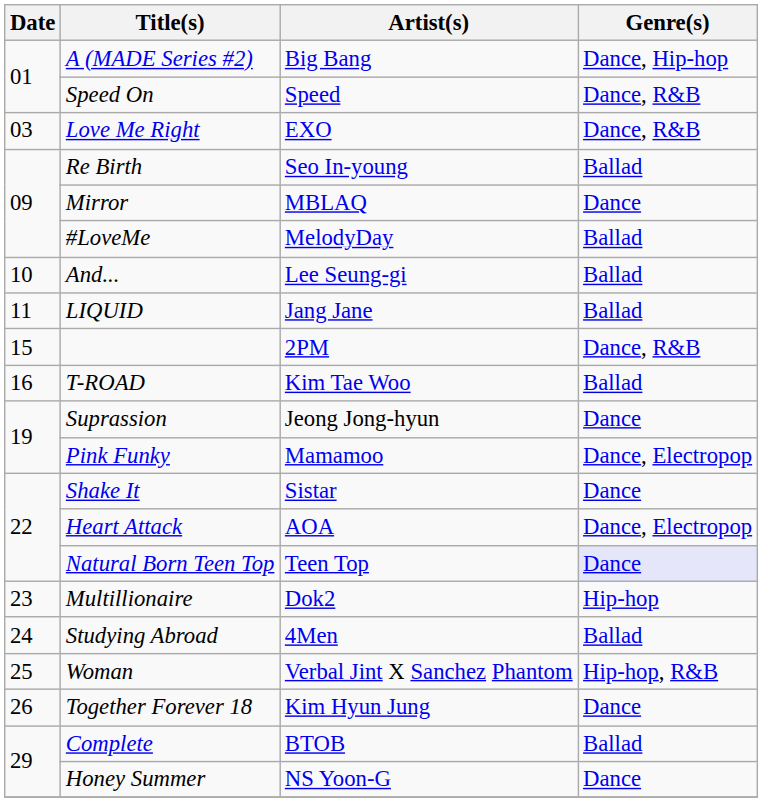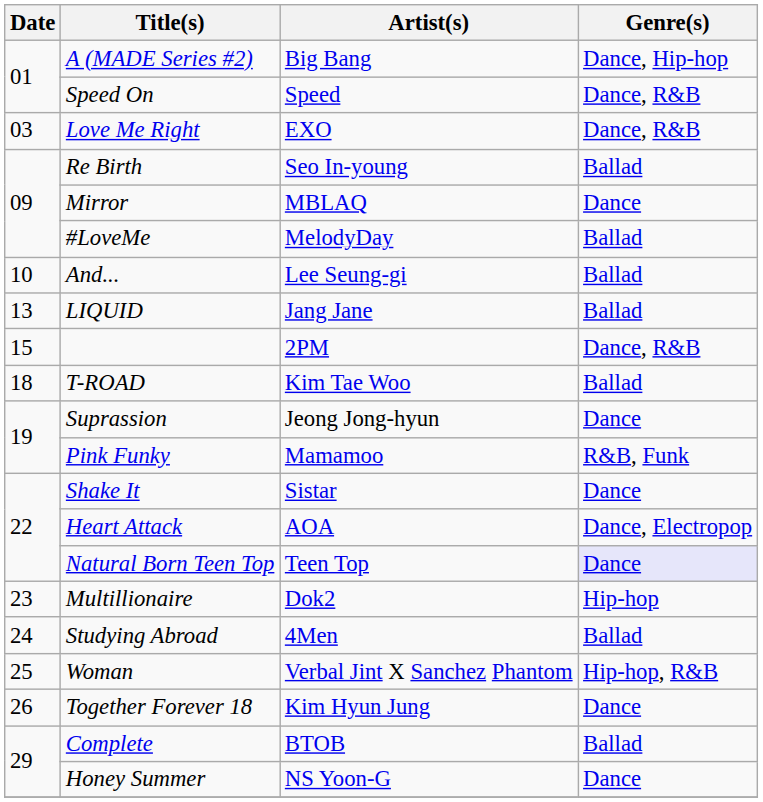(21, 310) 11 -> (21, 310) 13
(21, 382) 16 -> (21, 382) 18
(668, 454) Dance, Electropop -> (636, 454) R&B, Funk
